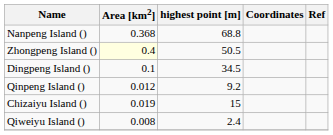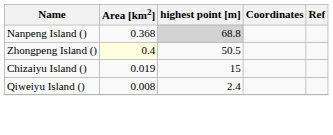(231, 33) no background -> (231, 33) lightgrey background
- row: (49, 68)
- row: (46, 86)
